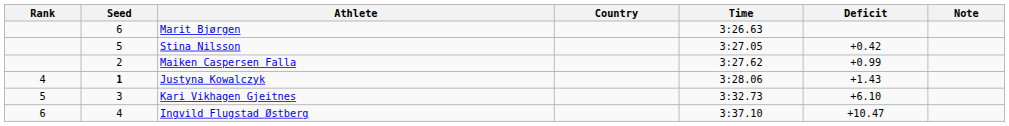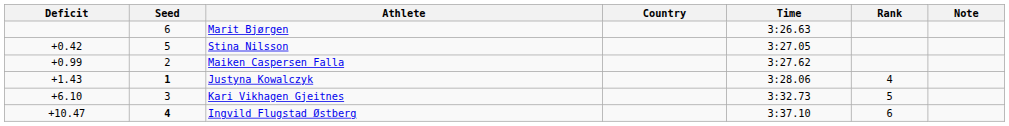columns swapped: (43, 13) <-> (866, 13)
(119, 113) normal -> (167, 113) bold
